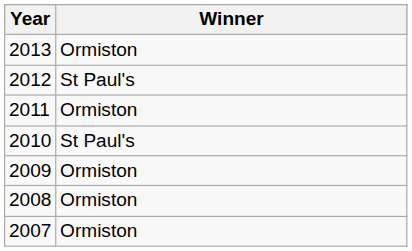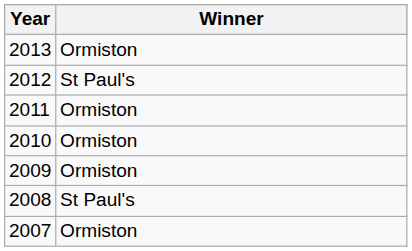(97, 140) St Paul's -> (99, 140) Ormiston
(99, 200) Ormiston -> (97, 200) St Paul's
